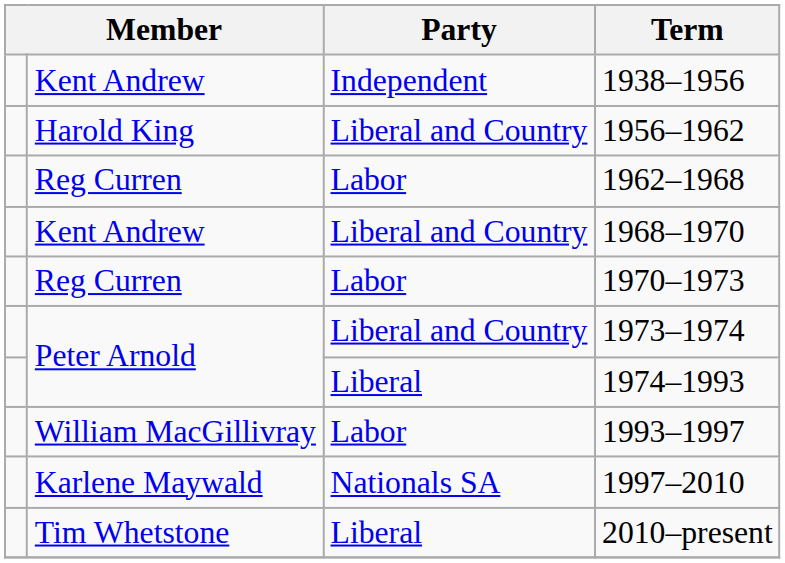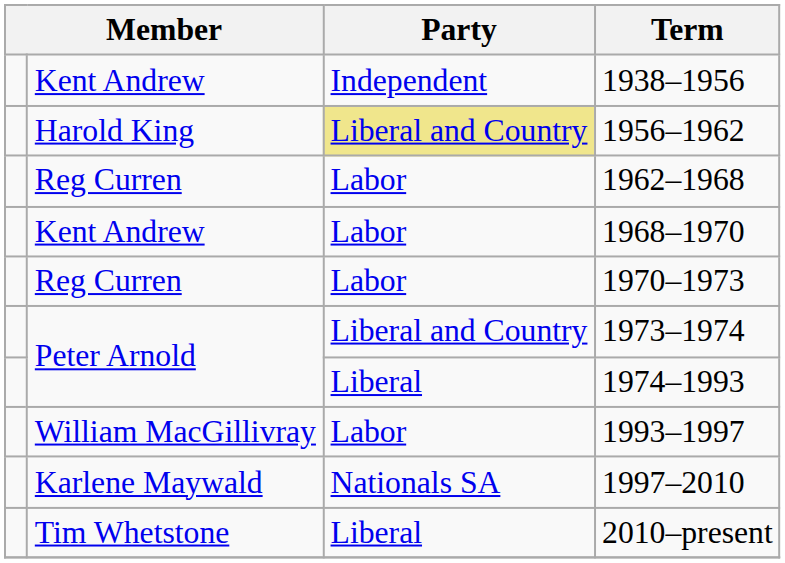(459, 130) no background -> (459, 130) khaki background
(459, 230) Liberal and Country -> (368, 230) Labor
